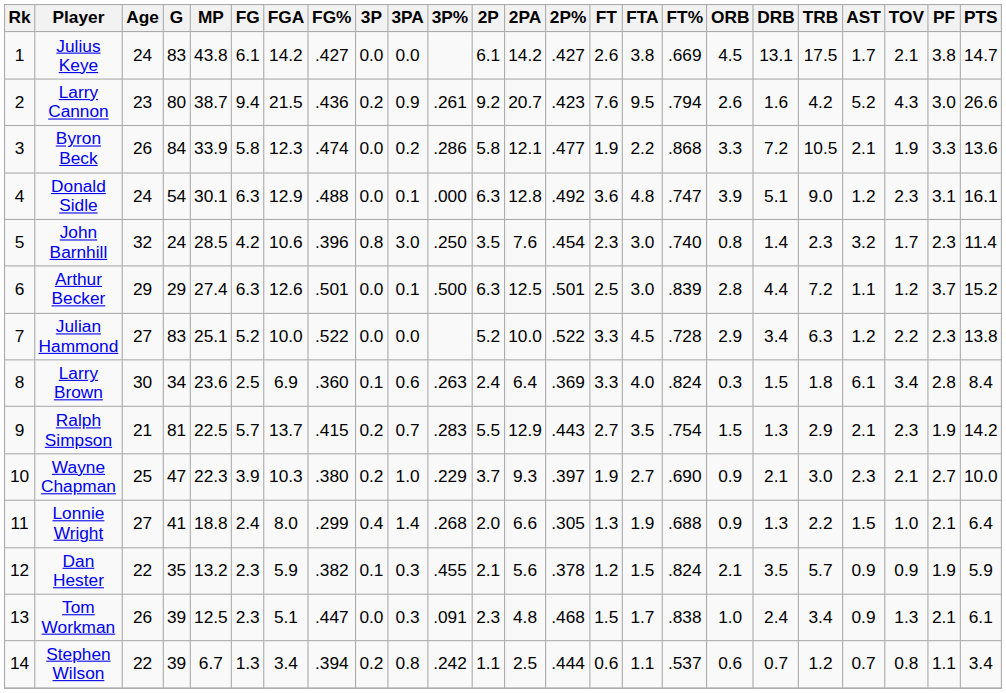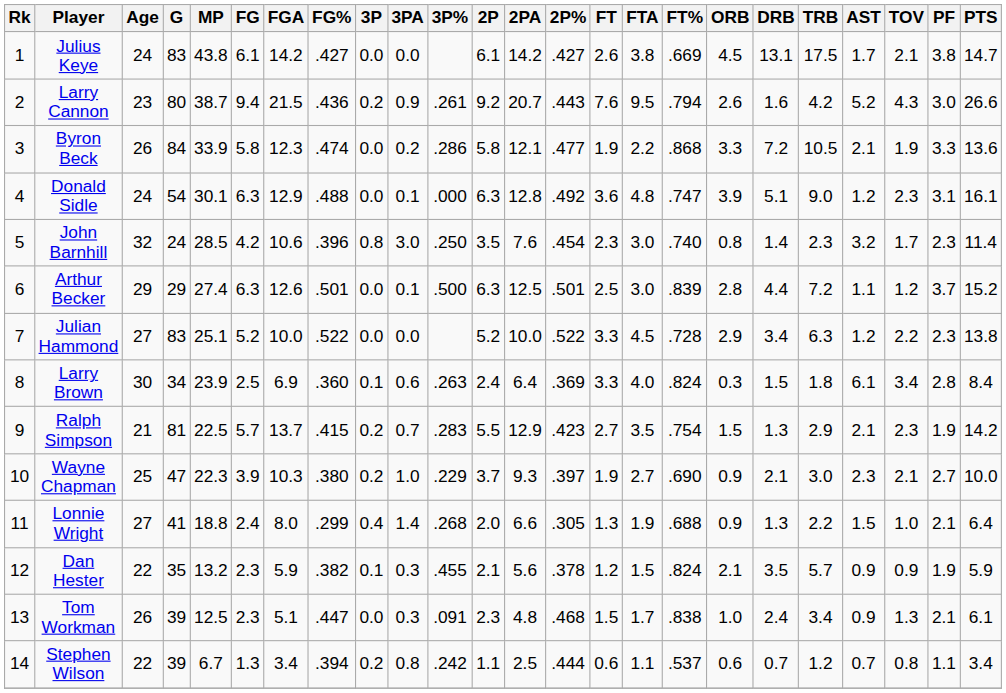(568, 102) .423 -> (568, 102) .443
(211, 383) 23.6 -> (211, 383) 23.9
(568, 430) .443 -> (568, 430) .423
